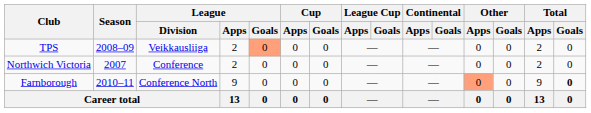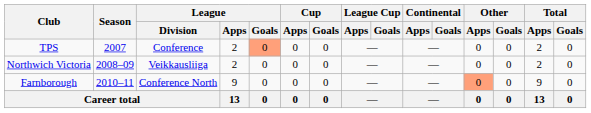(115, 47) 2008–09 -> (115, 47) 2007
(178, 47) Veikkausliiga -> (178, 47) Conference
(115, 64) 2007 -> (115, 64) 2008–09
(178, 64) Conference -> (178, 64) Veikkausliiga
(570, 82) bold -> (570, 82) normal
